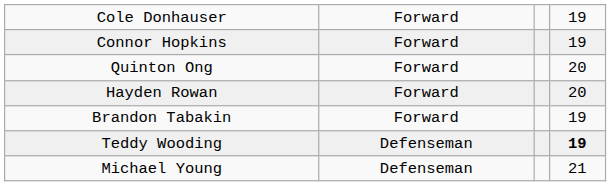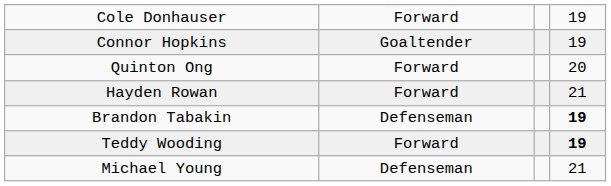(426, 42) Forward -> (426, 42) Goaltender
(577, 93) 20 -> (577, 93) 21
(426, 118) Forward -> (426, 118) Defenseman
(577, 118) normal -> (577, 118) bold
(426, 143) Defenseman -> (426, 143) Forward
